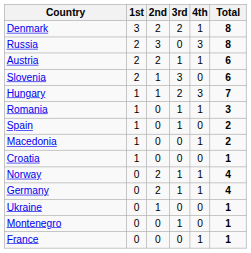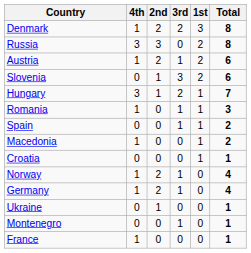columns swapped: (137, 12) <-> (200, 12)
